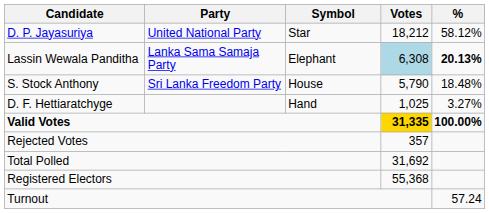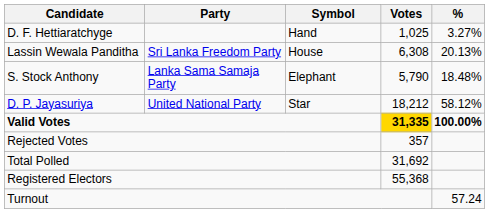rows swapped: (50, 33) <-> (60, 103)
(203, 58) Lanka Sama Samaja Party -> (214, 52) Sri Lanka Freedom Party
(312, 58) Elephant -> (306, 52) House
(414, 58) lightblue background -> (414, 52) no background
(461, 58) bold -> (461, 52) normal
(214, 84) Sri Lanka Freedom Party -> (203, 77) Lanka Sama Samaja Party
(306, 84) House -> (312, 77) Elephant
